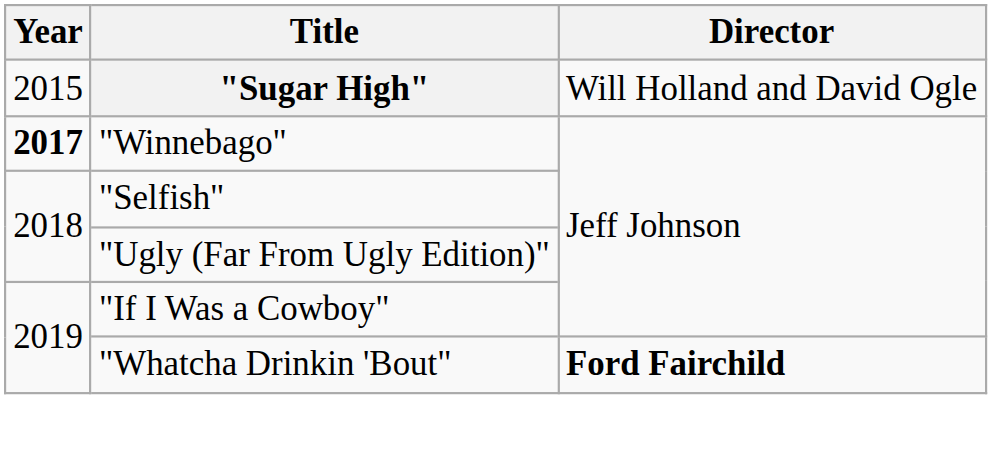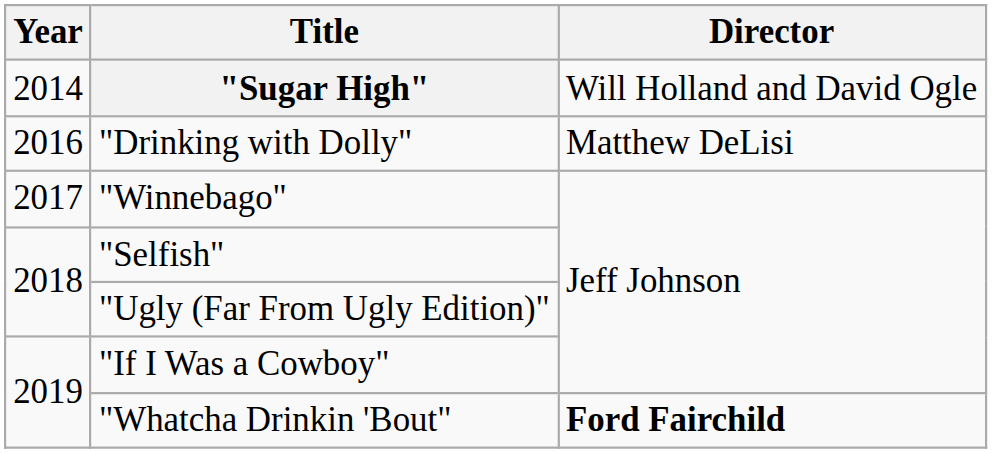(48, 87) 2015 -> (48, 87) 2014
+ row: (256, 142)
(48, 142) bold -> (48, 198) normal
